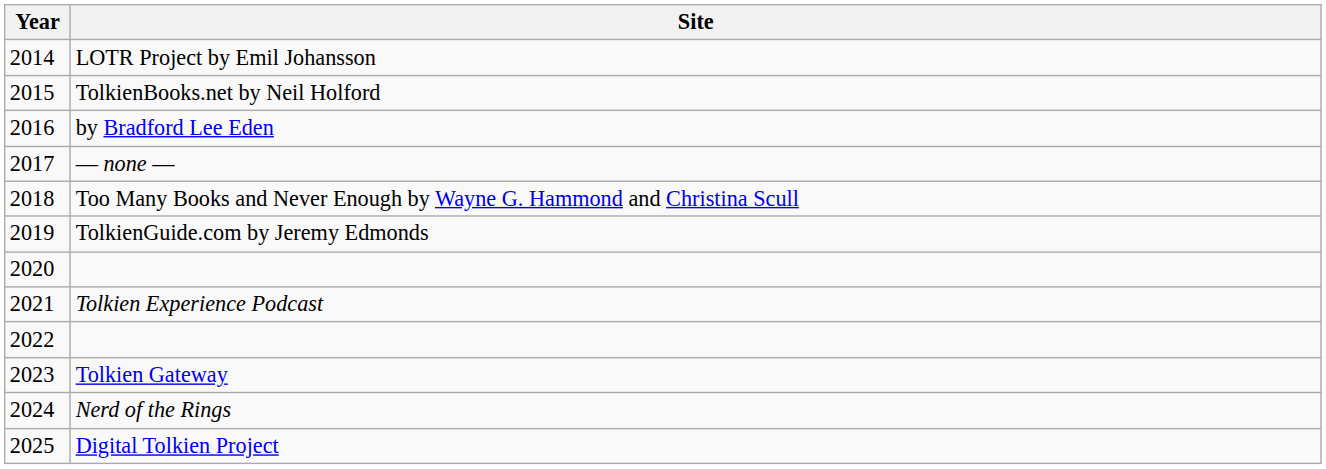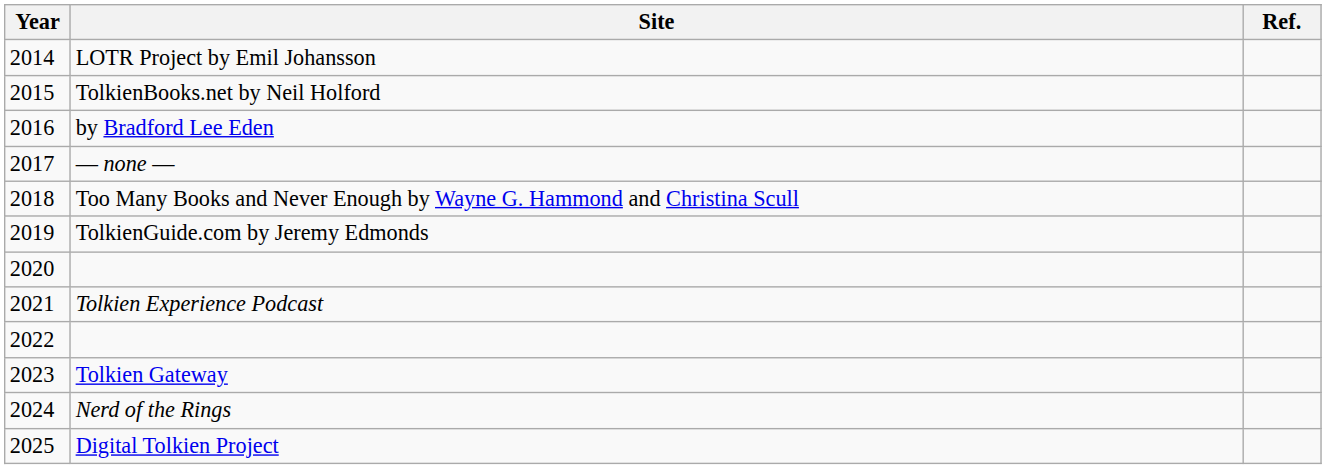+ column: (1282, 22)
